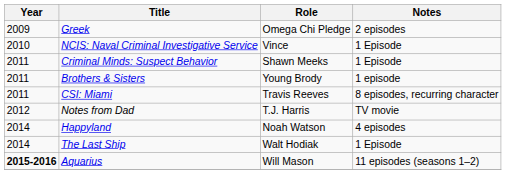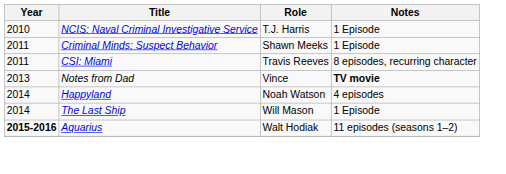- row: (75, 29)
(275, 45) Vince -> (286, 29) T.J. Harris
- row: (103, 78)
(18, 111) 2012 -> (18, 78) 2013
(286, 111) T.J. Harris -> (275, 78) Vince
(377, 111) normal -> (357, 78) bold
(290, 144) Walt Hodiak -> (288, 111) Will Mason
(288, 161) Will Mason -> (290, 128) Walt Hodiak
